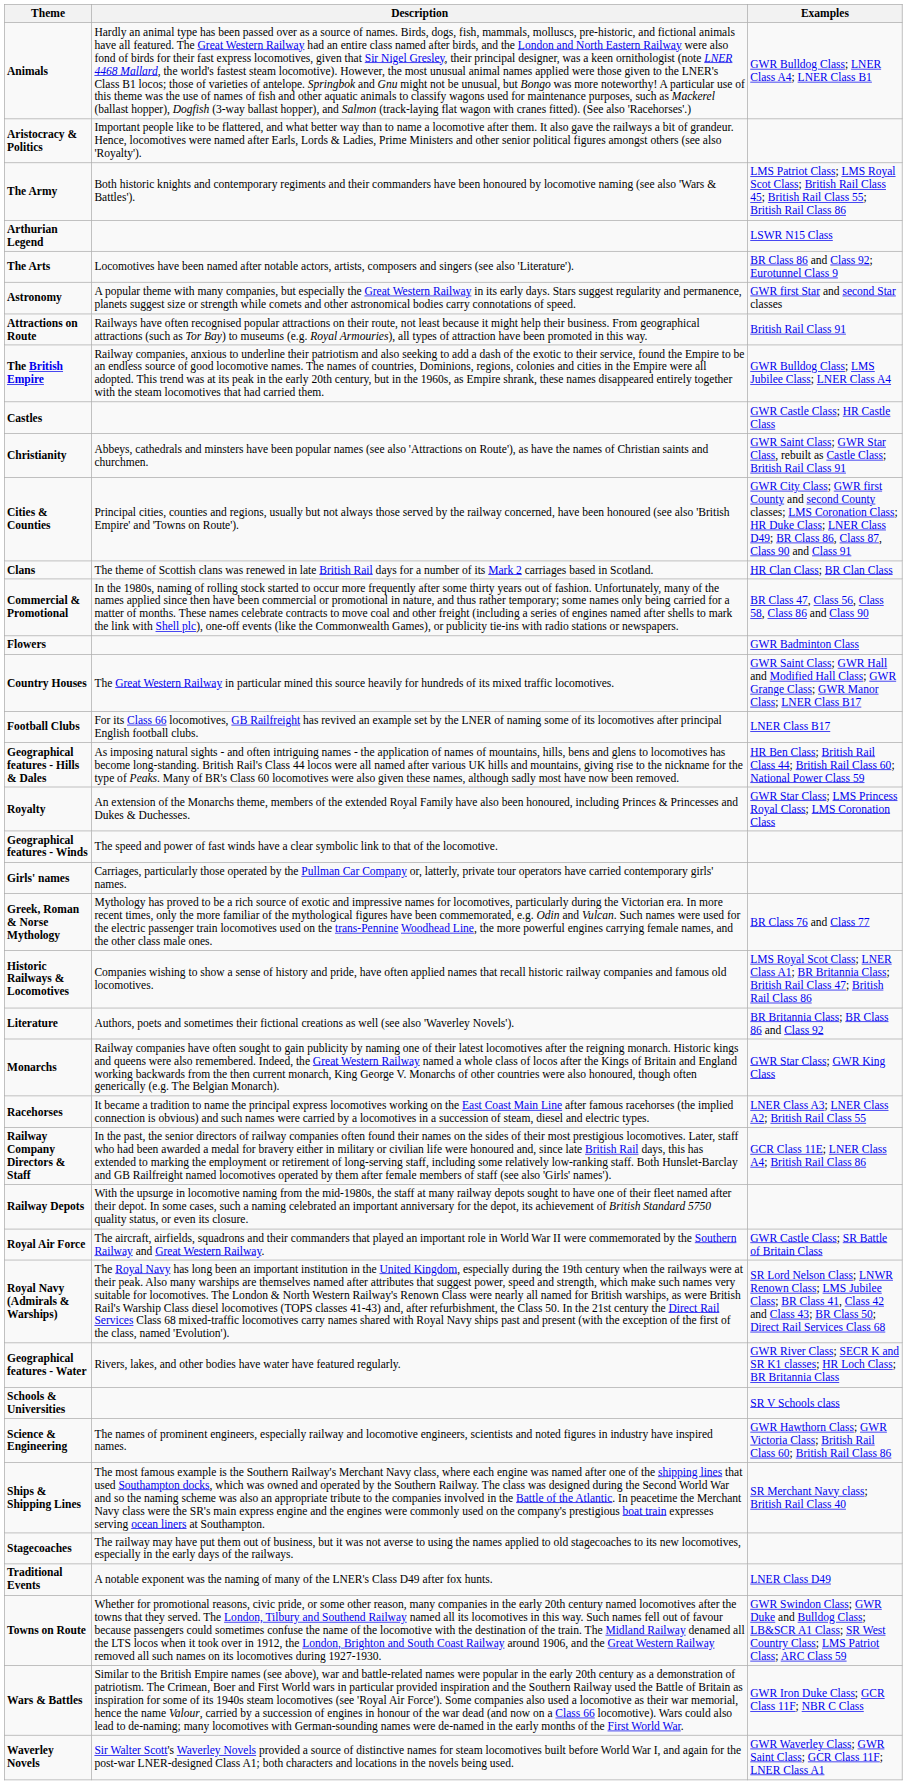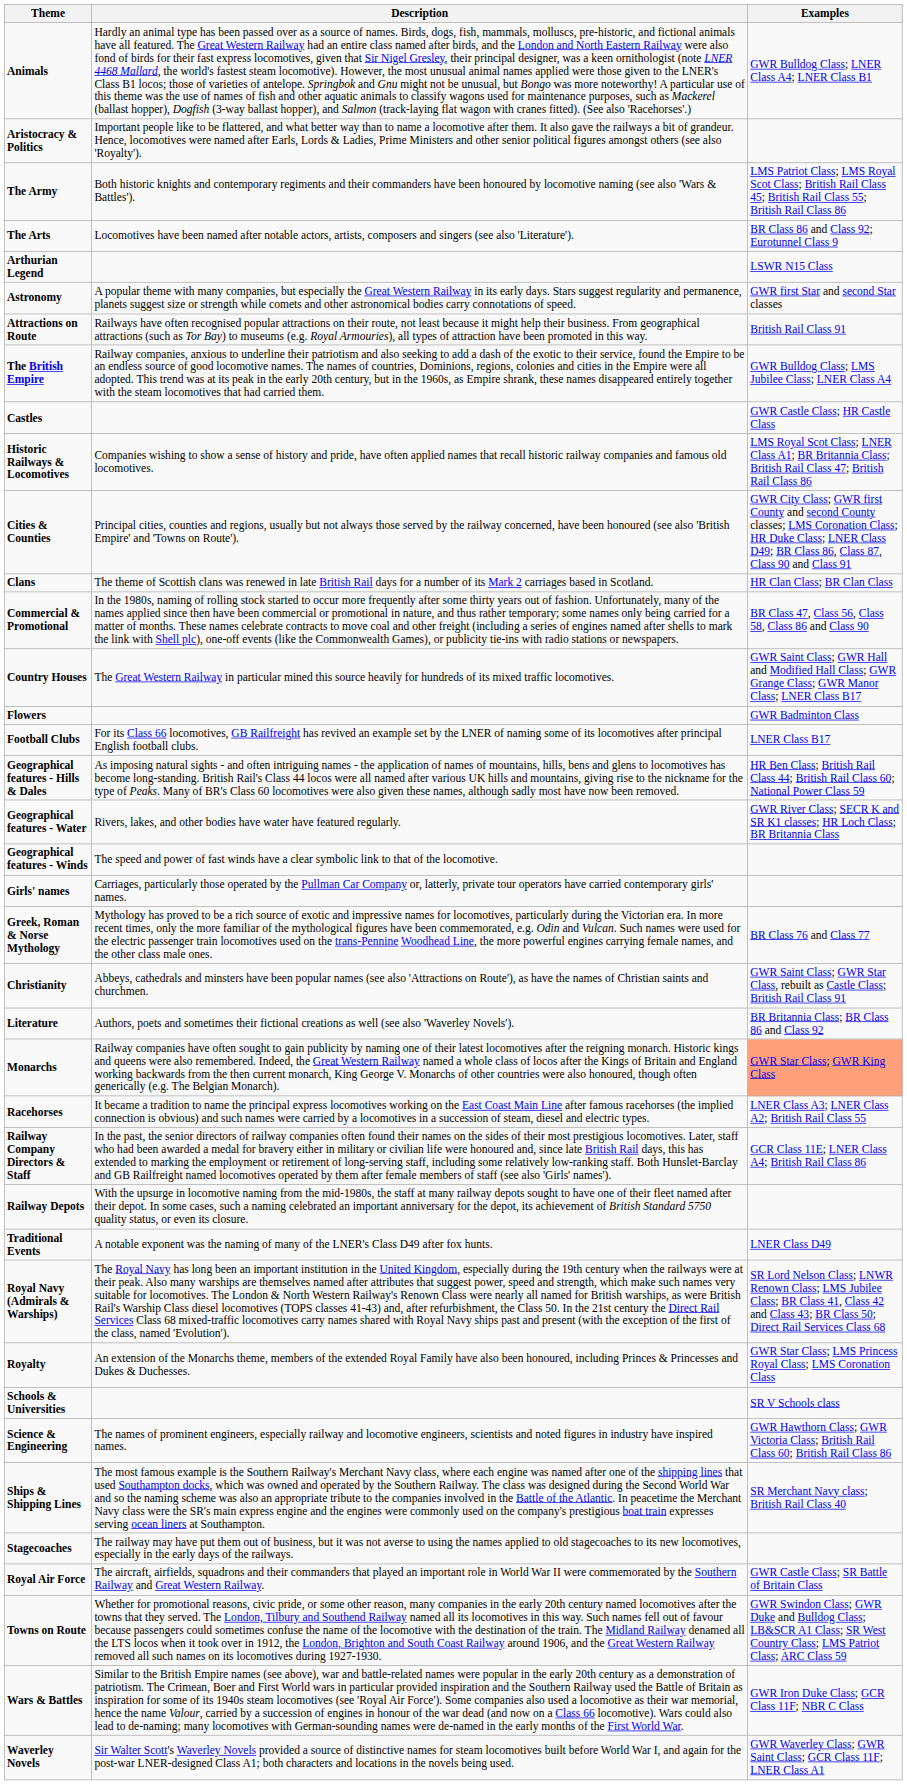rows swapped: (32, 235) <-> (29, 266)
rows swapped: (37, 455) <-> (38, 979)
rows swapped: (47, 682) <-> (27, 645)
rows swapped: (47, 1365) <-> (26, 809)
(818, 1067) no background -> (818, 1067) lightsalmon background
rows swapped: (46, 1244) <-> (35, 1579)
